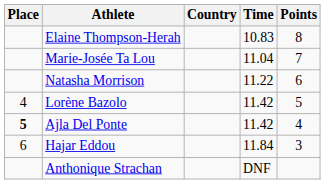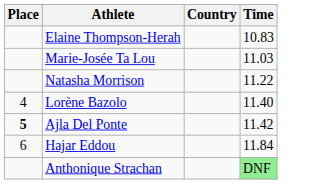- column: (299, 15)
(258, 59) 11.04 -> (258, 59) 11.03
(258, 102) 11.42 -> (258, 102) 11.40
(257, 168) no background -> (257, 168) lightgreen background
